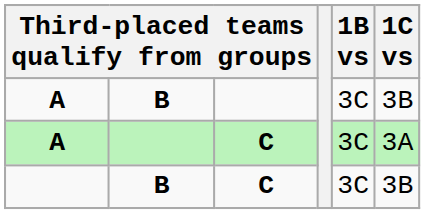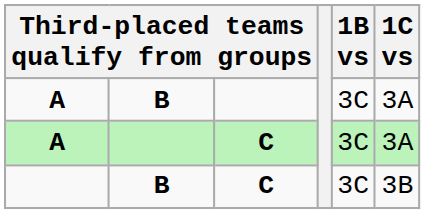(397, 100) 3B -> (397, 100) 3A
